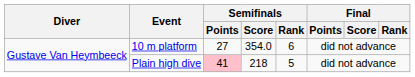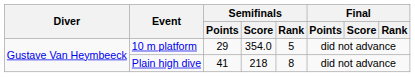(222, 47) 27 -> (222, 47) 29
(291, 47) 6 -> (291, 47) 5
(222, 64) pink background -> (222, 64) no background
(291, 64) 5 -> (291, 64) 8
